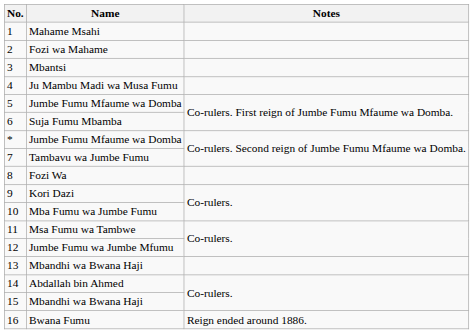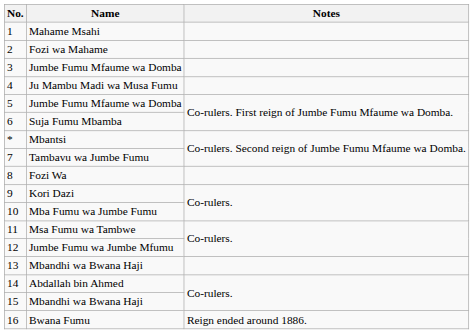(48, 67) Mbantsi -> (105, 67) Jumbe Fumu Mfaume wa Domba
(105, 139) Jumbe Fumu Mfaume wa Domba -> (48, 139) Mbantsi
